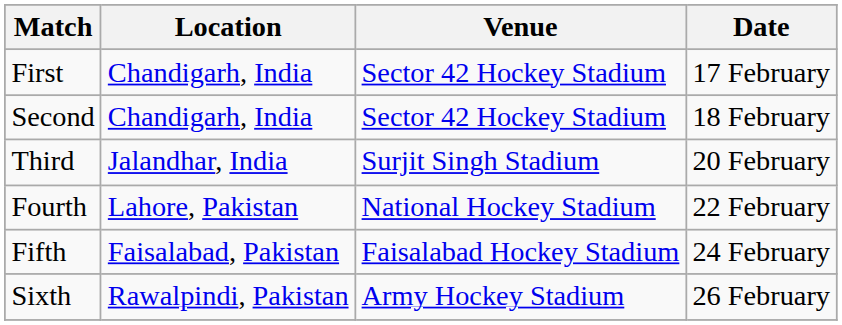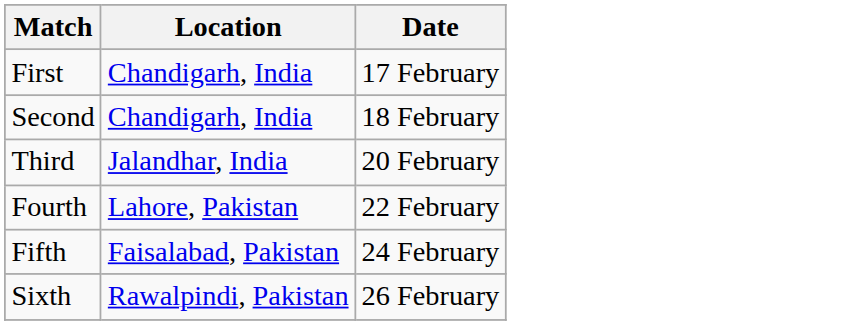- column: (520, 26)
